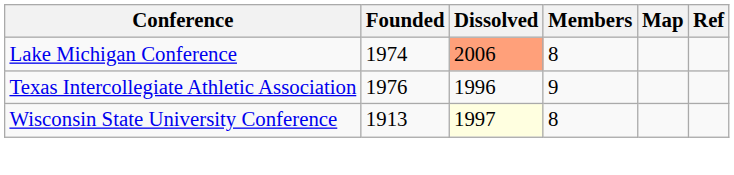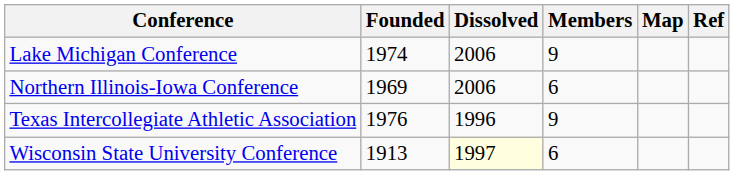(475, 53) lightsalmon background -> (475, 53) no background
(553, 53) 8 -> (553, 53) 9
+ row: (154, 86)
(553, 119) 8 -> (553, 152) 6
